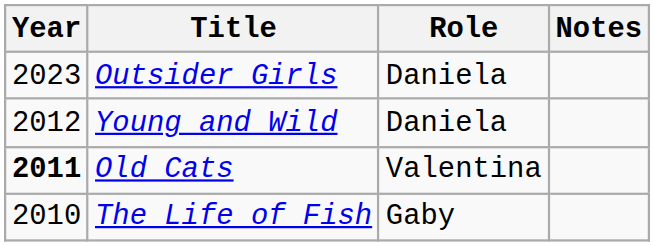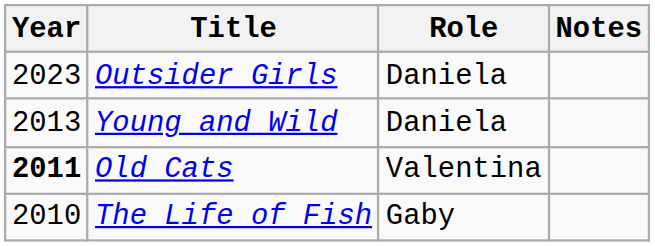(47, 123) 2012 -> (47, 123) 2013
